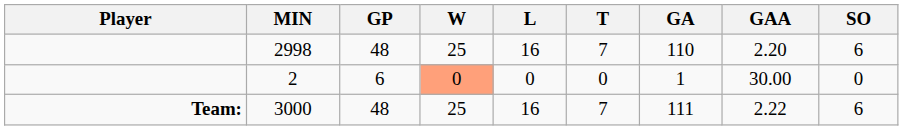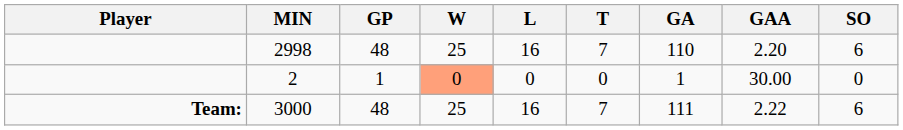(380, 79) 6 -> (380, 79) 1
